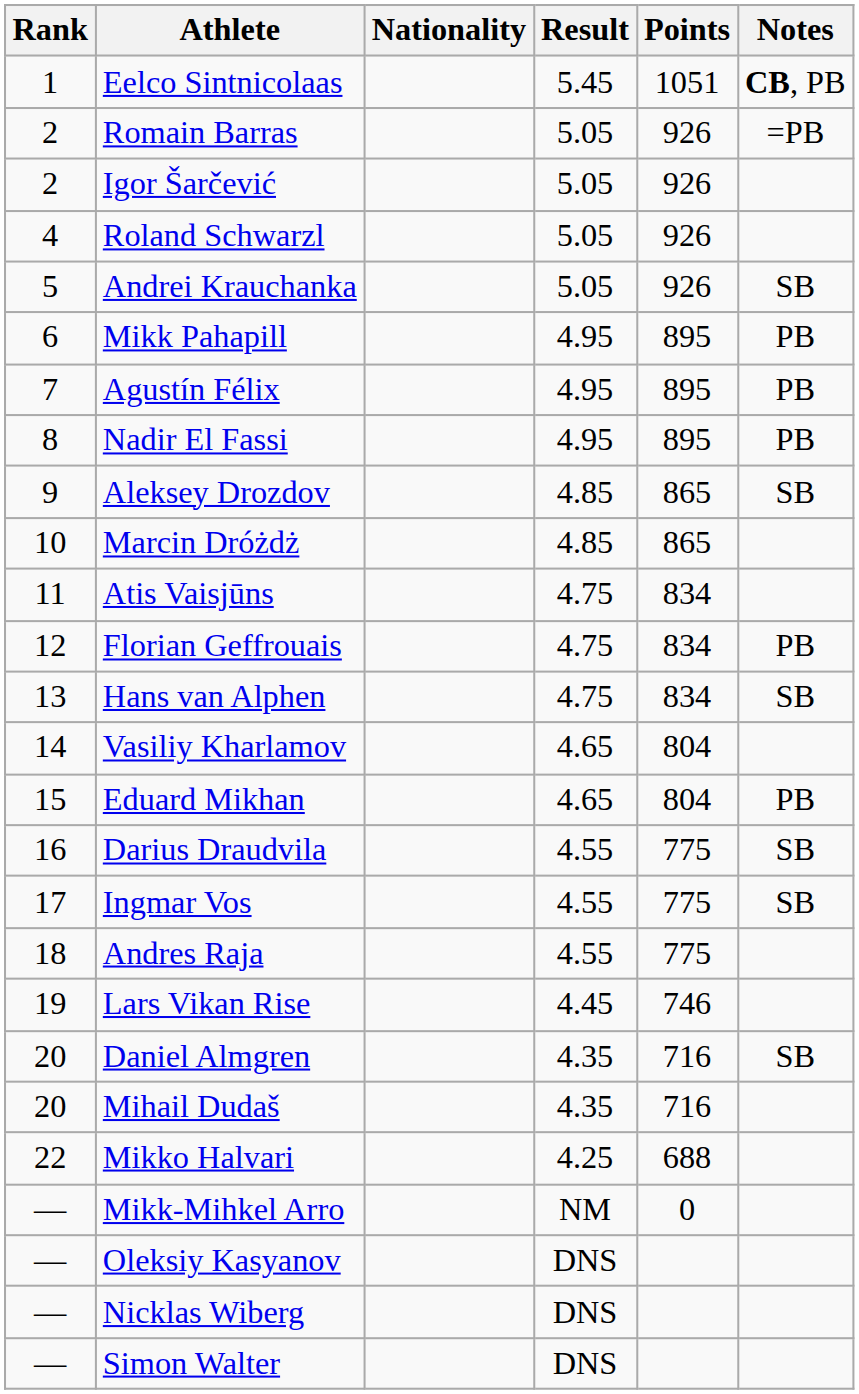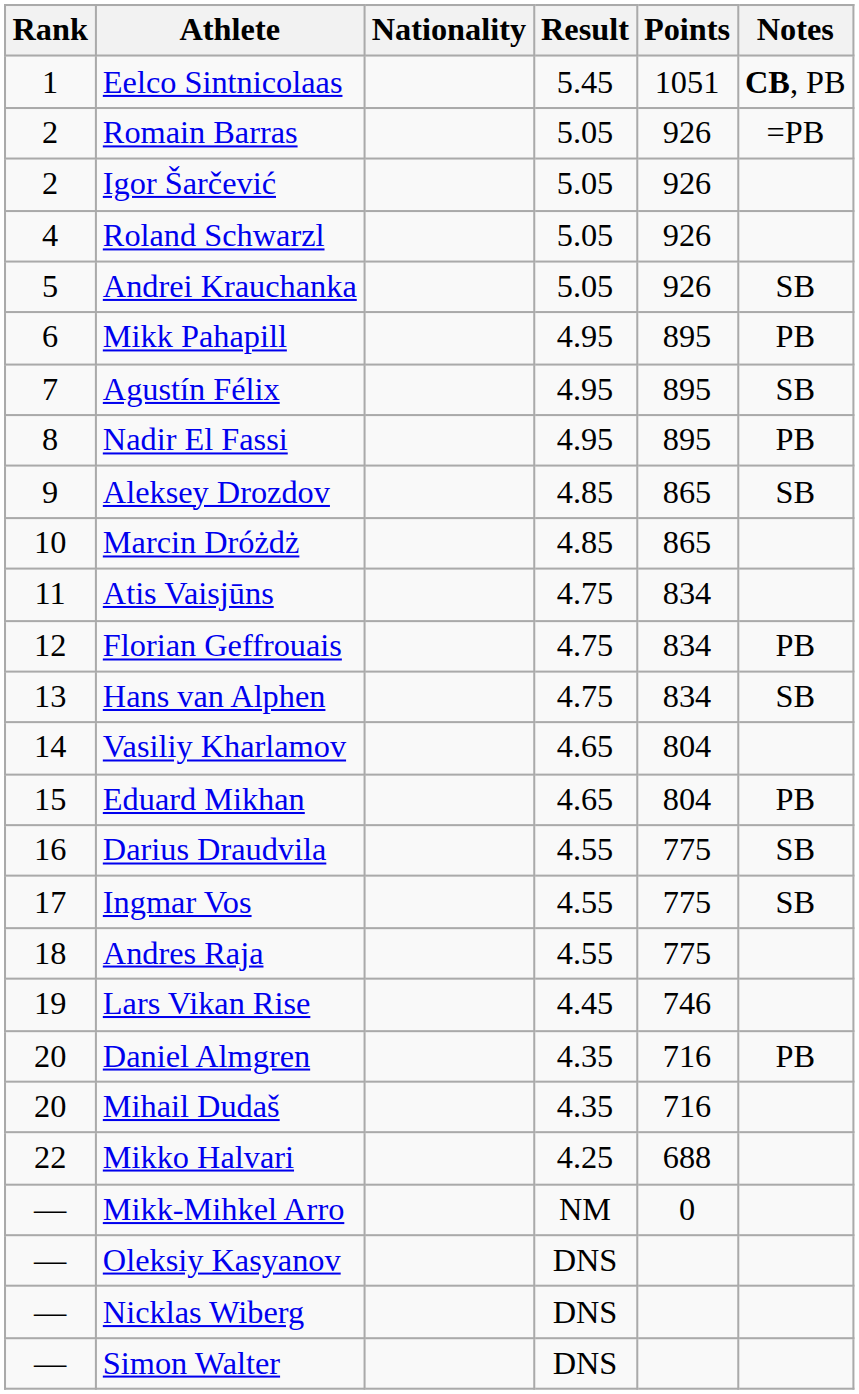(795, 388) PB -> (795, 388) SB
(795, 1055) SB -> (795, 1055) PB
